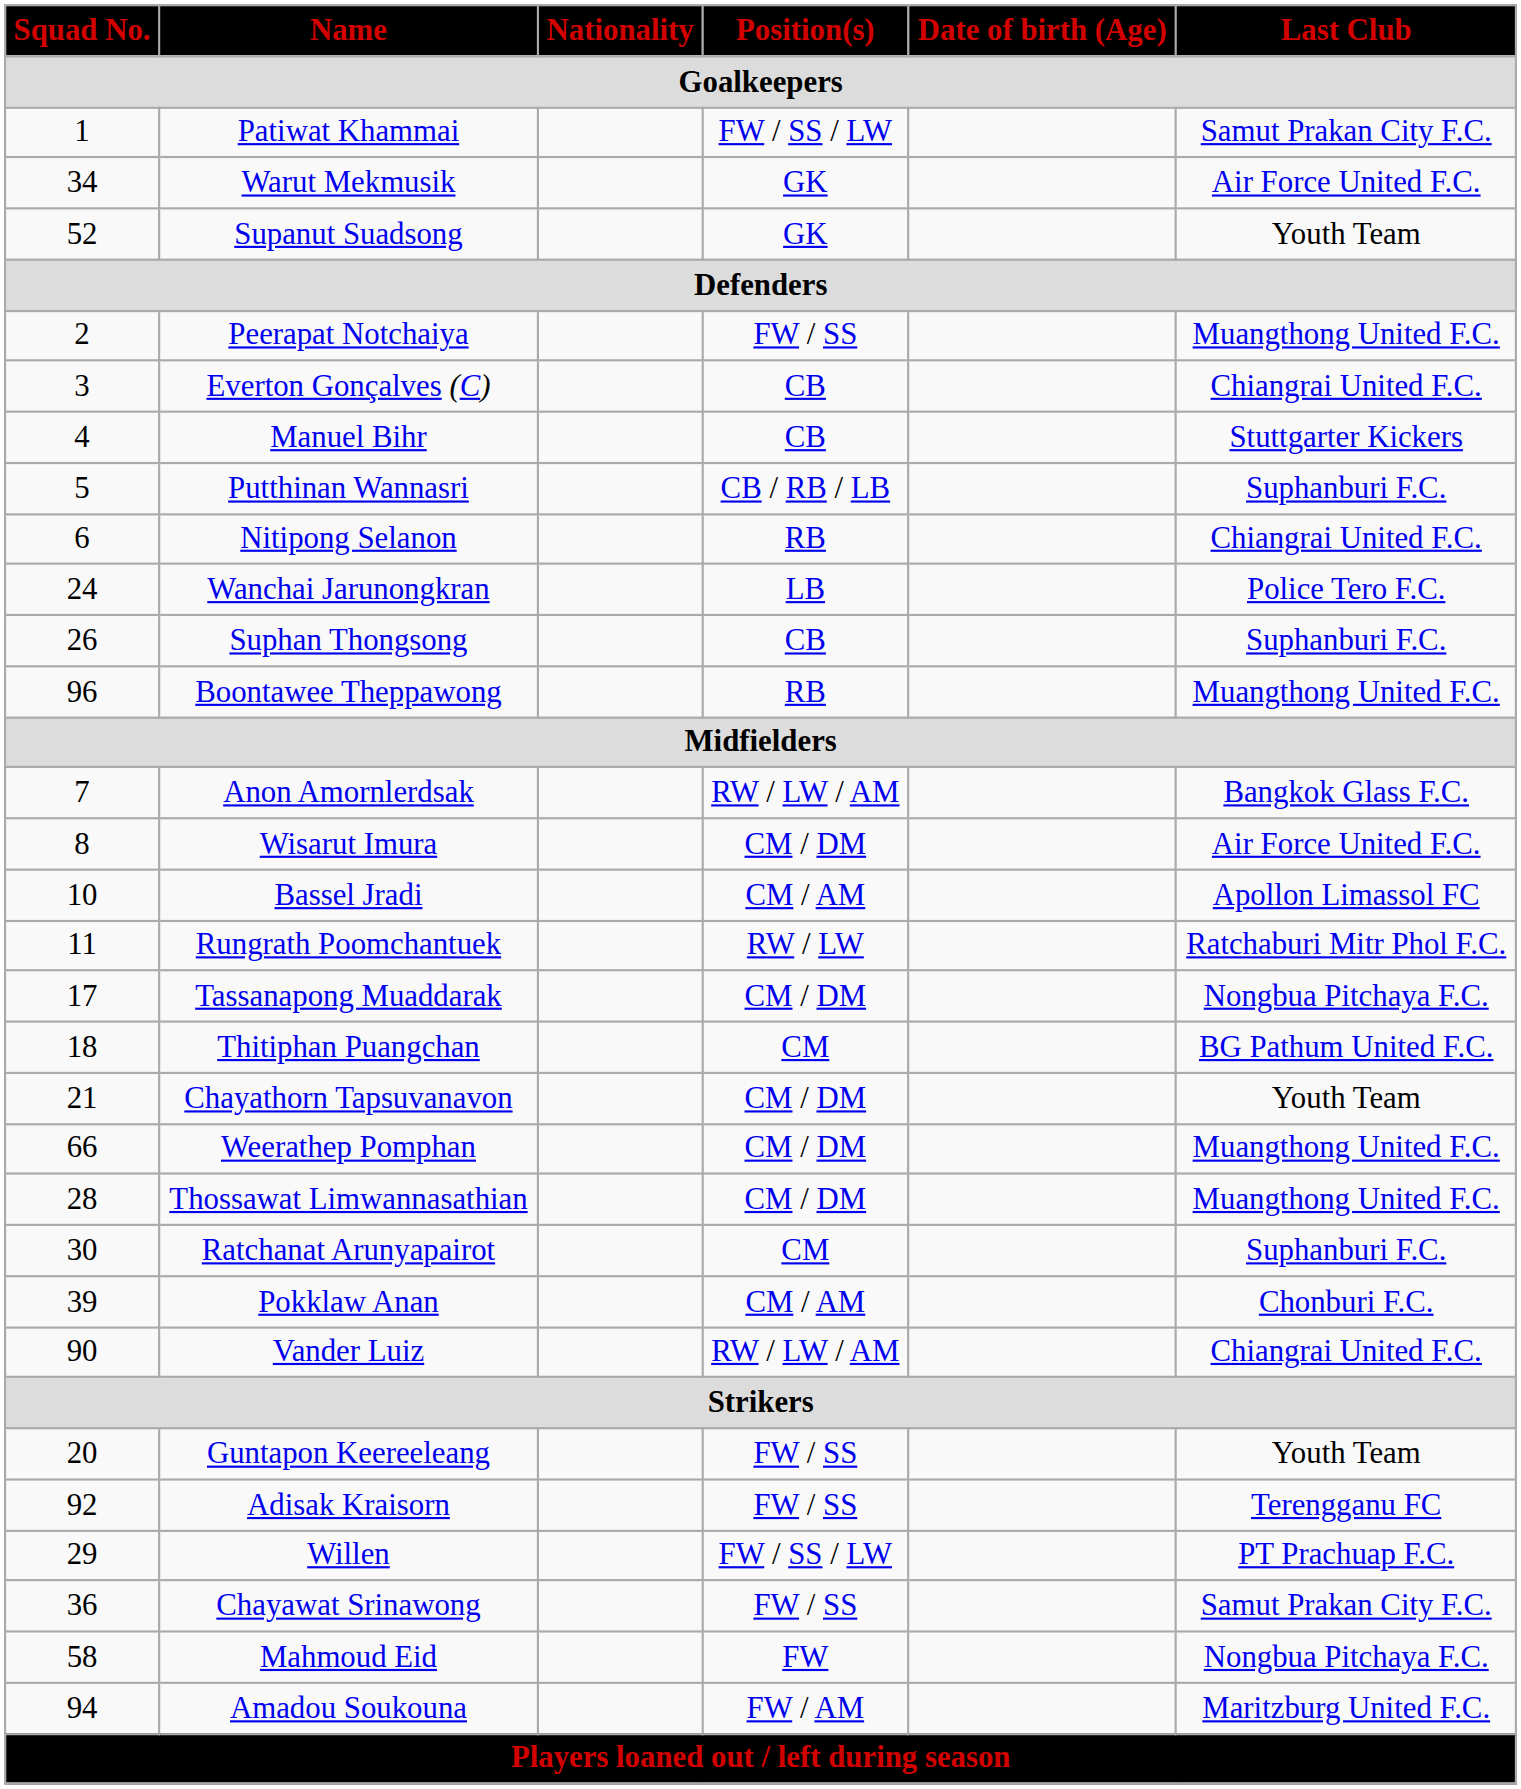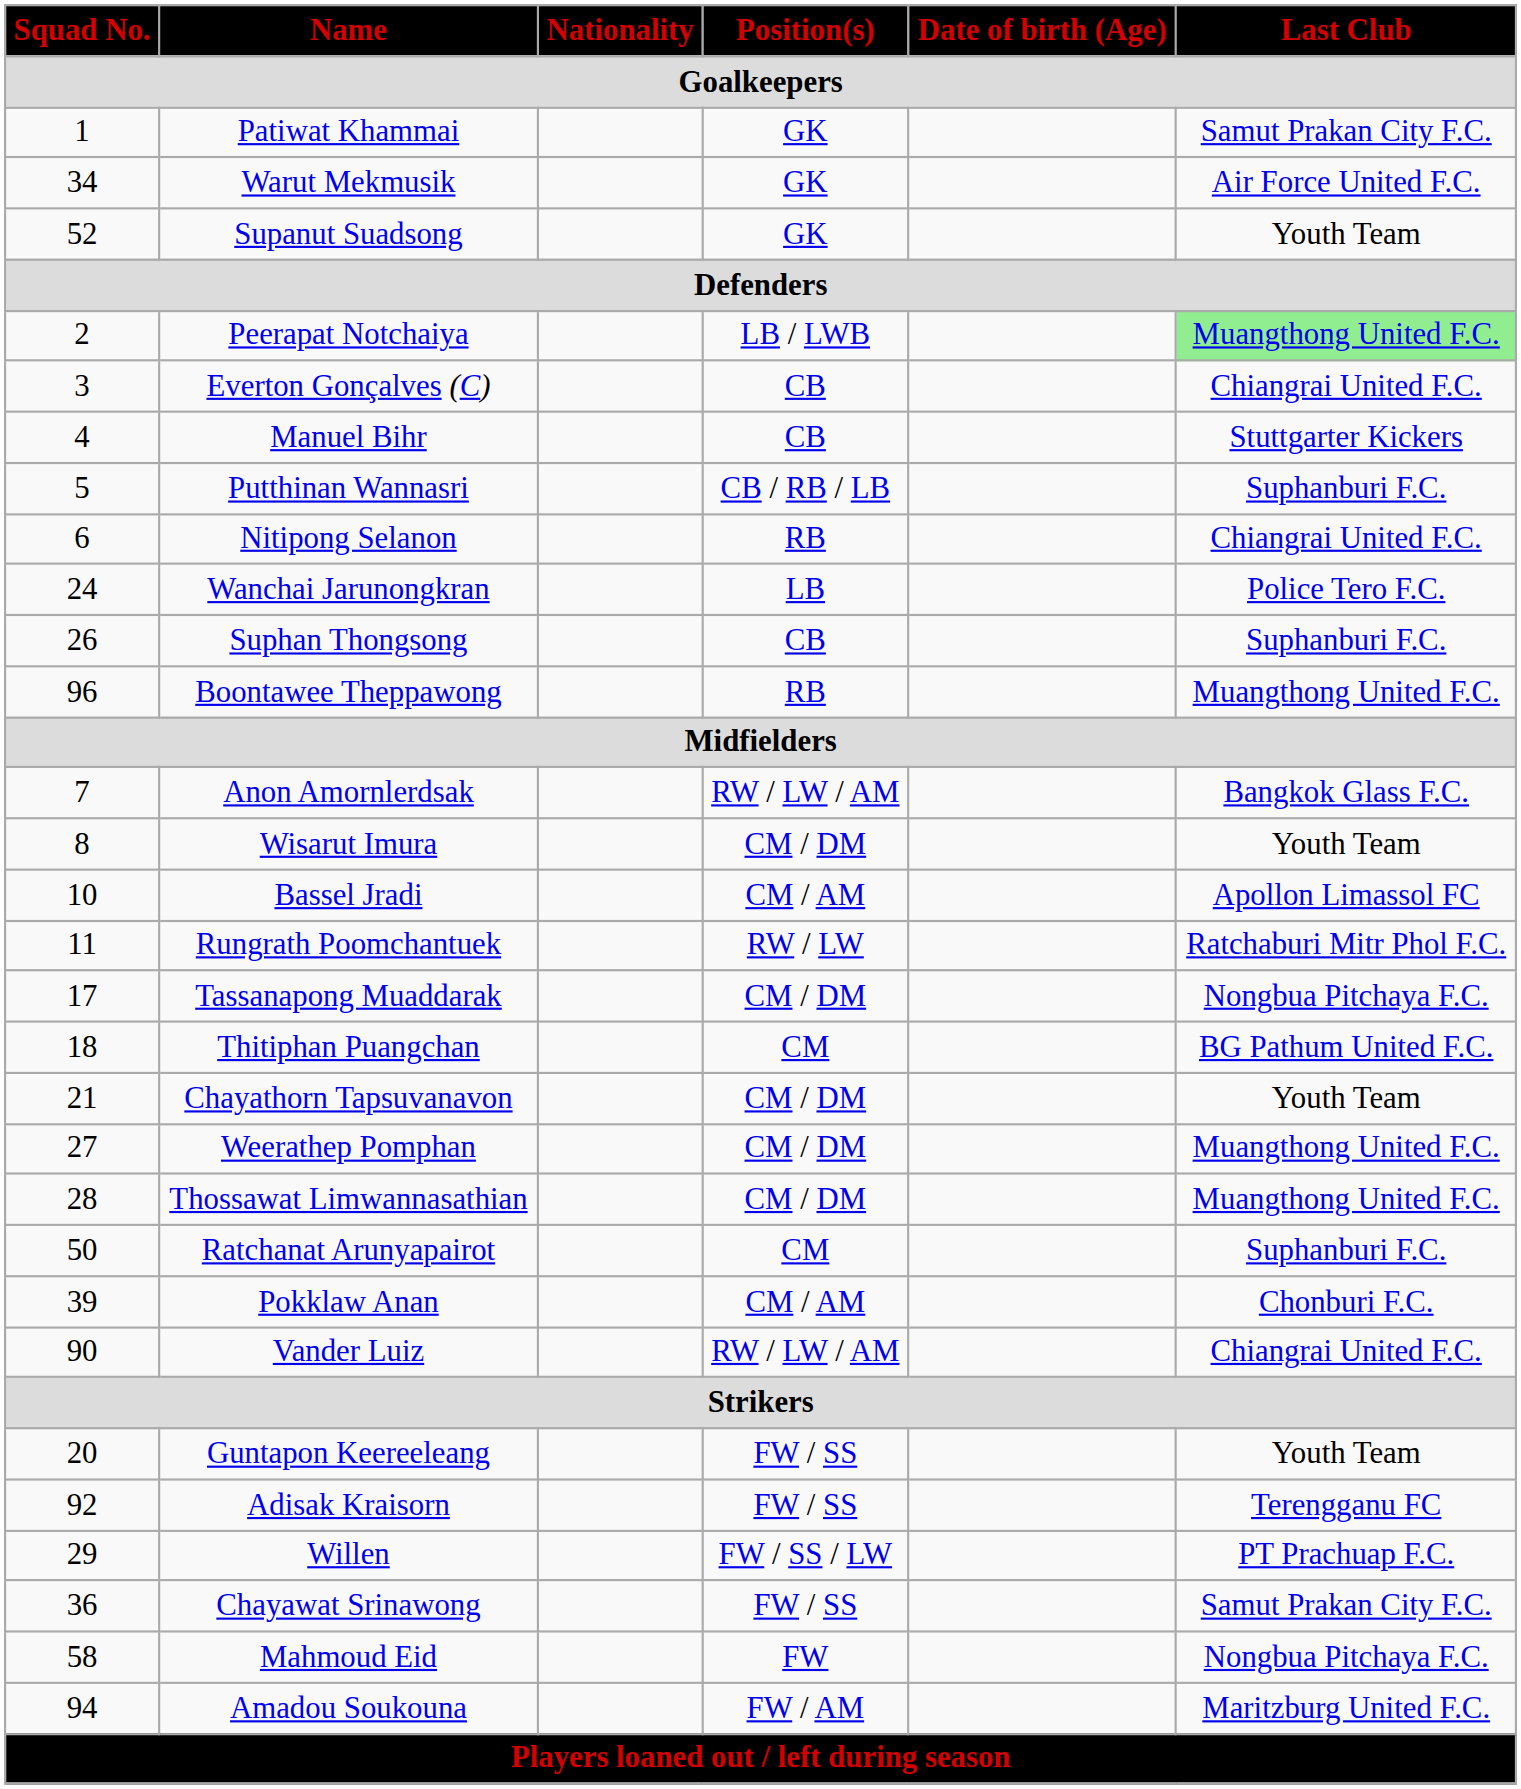(805, 131) FW / SS / LW -> (805, 131) GK
(805, 335) FW / SS -> (805, 335) LB / LWB
(1346, 335) no background -> (1346, 335) lightgreen background
(1346, 843) Air Force United F.C. -> (1346, 843) Youth Team
(82, 1148) 66 -> (82, 1148) 27
(82, 1250) 30 -> (82, 1250) 50
